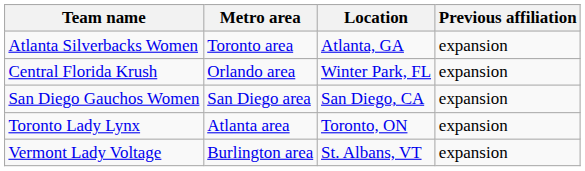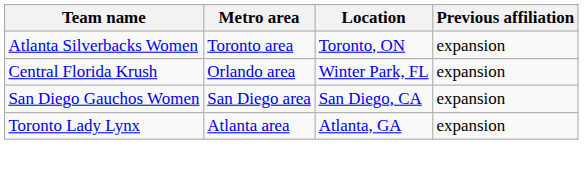(362, 44) Atlanta, GA -> (362, 44) Toronto, ON
(364, 125) Toronto, ON -> (360, 125) Atlanta, GA
- row: (85, 152)
